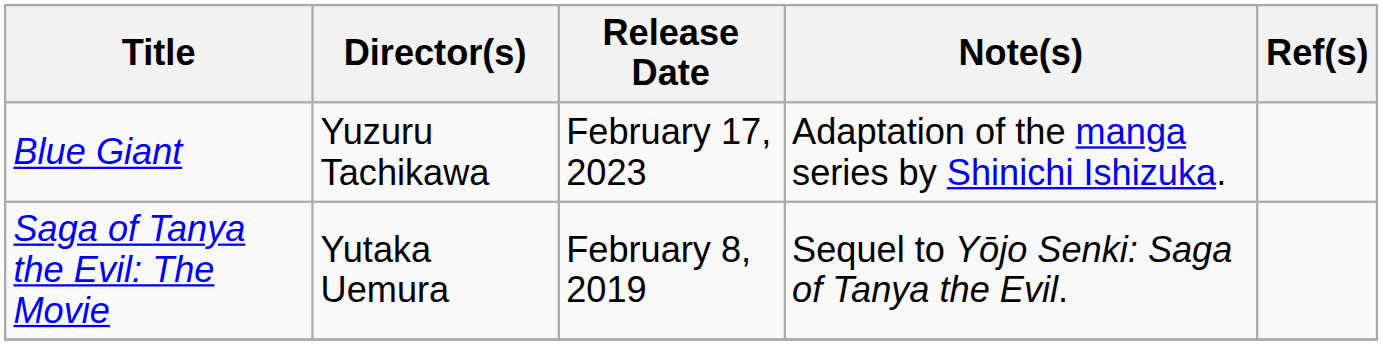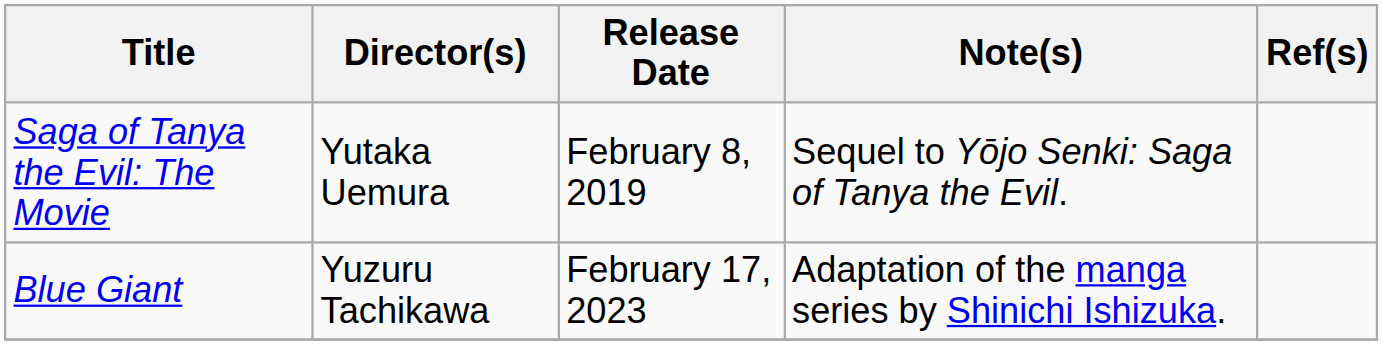rows swapped: (129, 269) <-> (98, 151)
